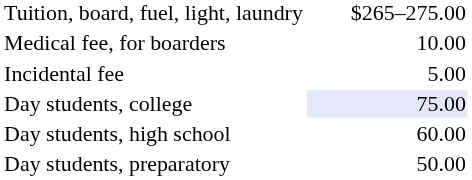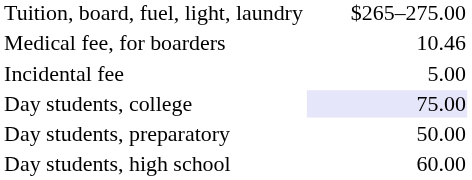(441, 43) 10.00 -> (441, 43) 10.46
rows swapped: (117, 133) <-> (117, 163)
